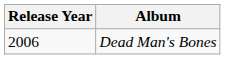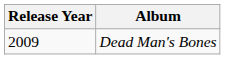(24, 41) 2006 -> (24, 41) 2009
